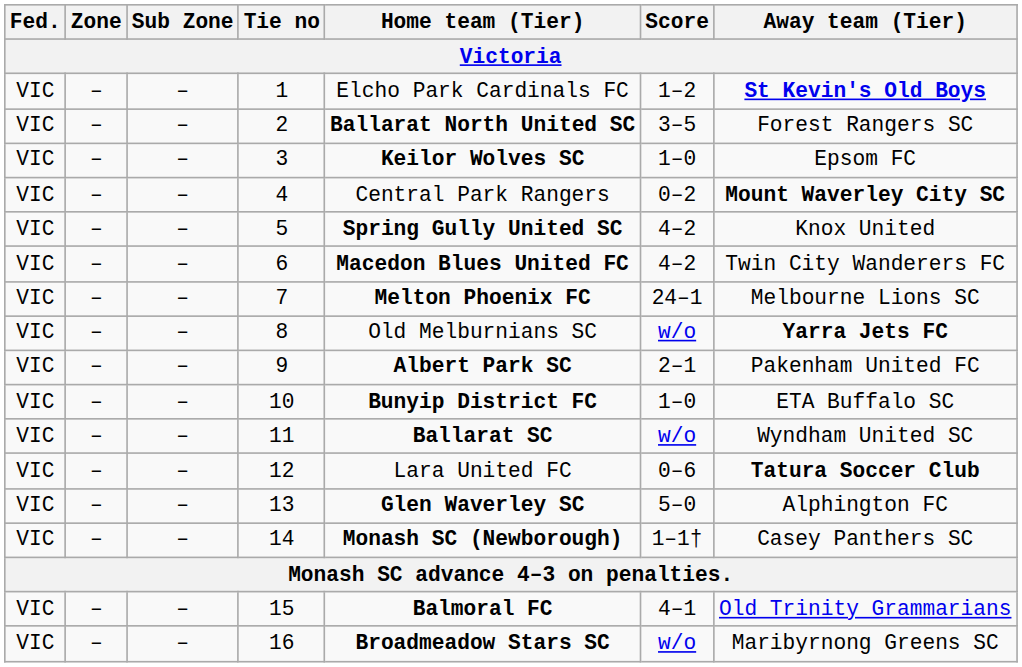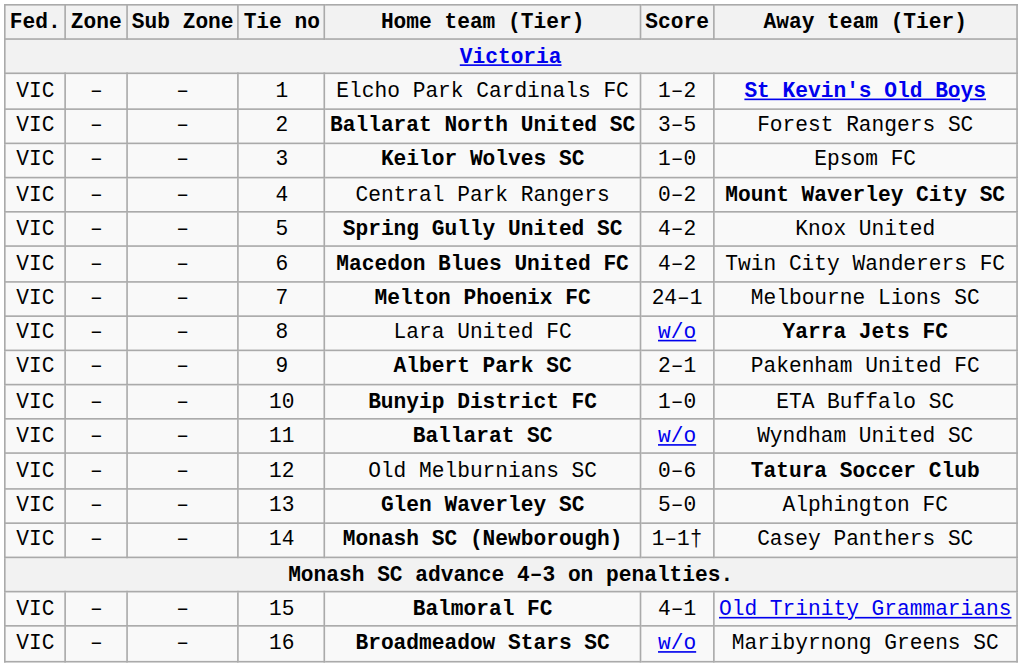(483, 333) Old Melburnians SC -> (483, 333) Lara United FC
(483, 471) Lara United FC -> (483, 471) Old Melburnians SC
